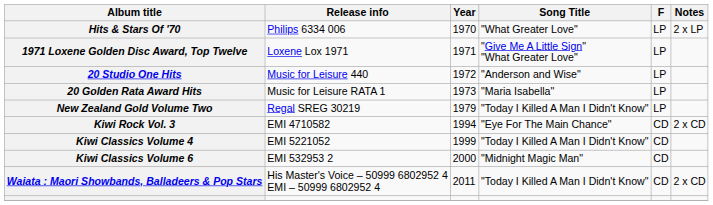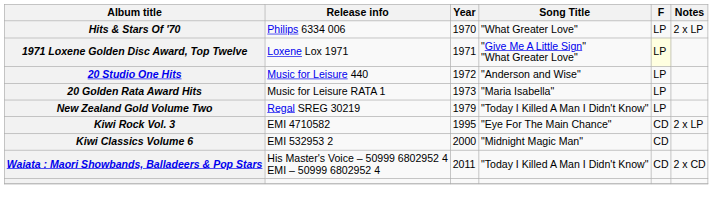(660, 52) no background -> (660, 52) lightyellow background
(464, 125) 1994 -> (464, 125) 1995
(690, 125) 2 x CD -> (688, 125) 2 x LP
- row: (135, 141)
